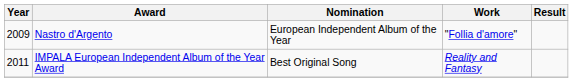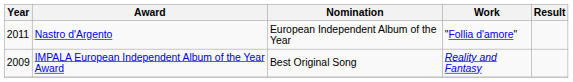(18, 35) 2009 -> (18, 35) 2011
(18, 63) 2011 -> (18, 63) 2009
